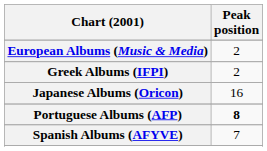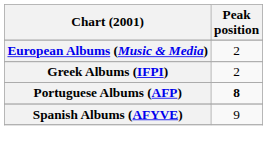- row: (108, 93)
(237, 135) 7 -> (237, 114) 9
